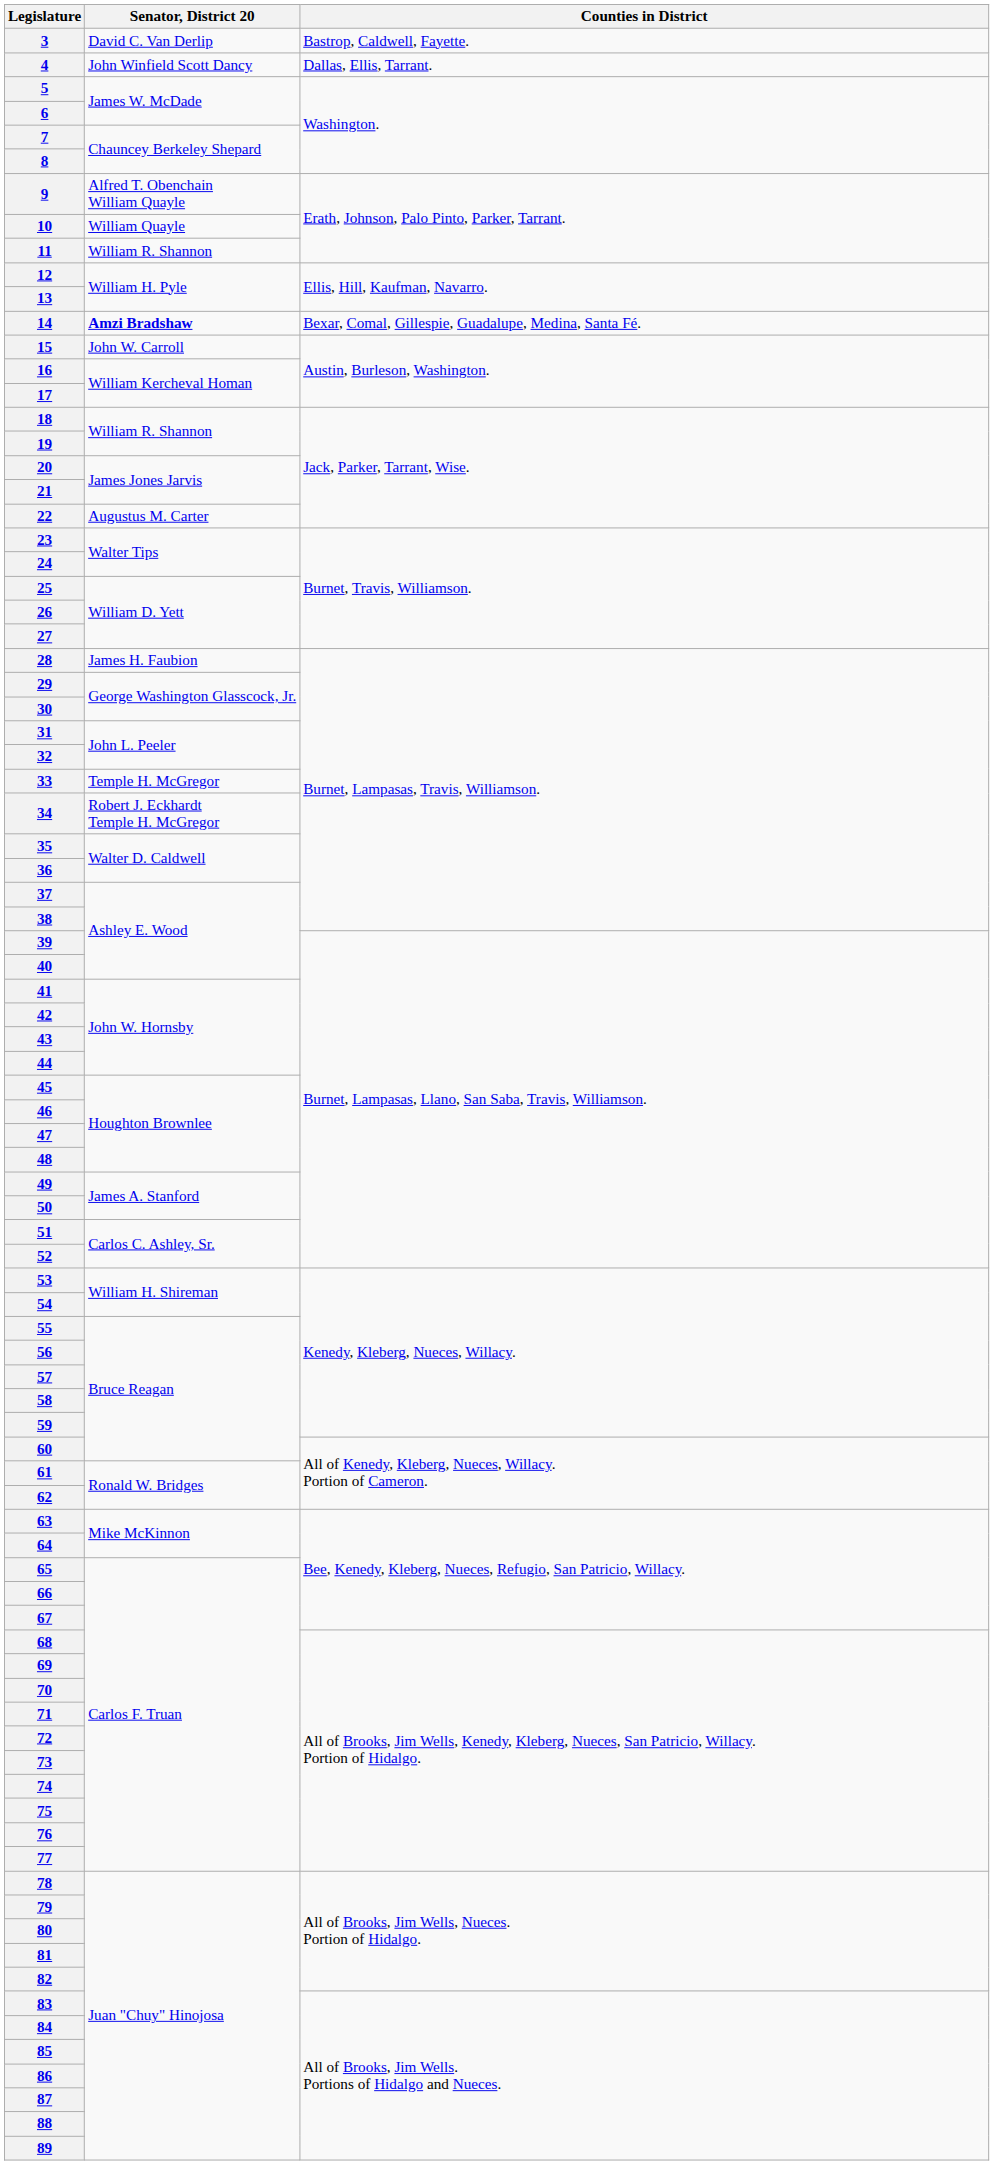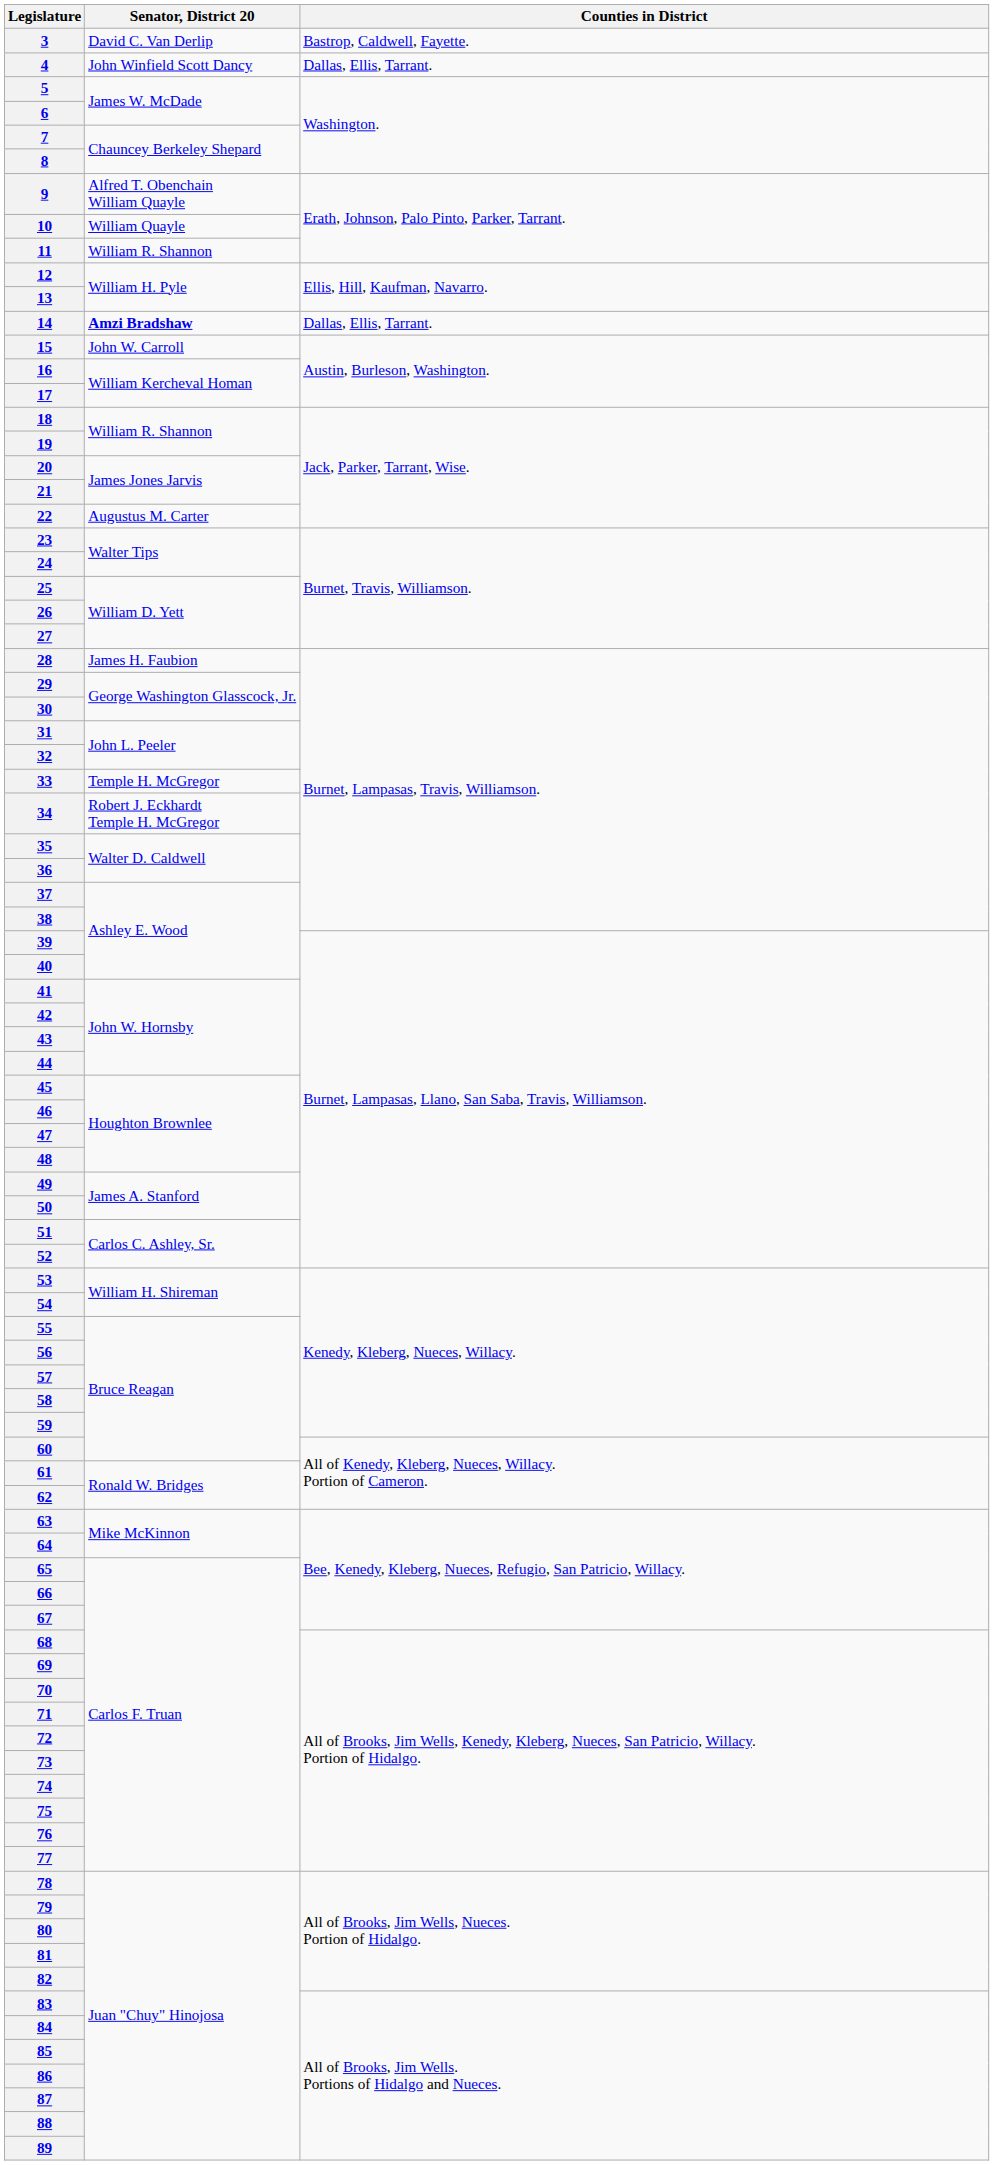(472, 322) Bexar, Comal, Gillespie, Guadalupe, Medina, Santa Fé. -> (368, 322) Dallas, Ellis, Tarrant.
